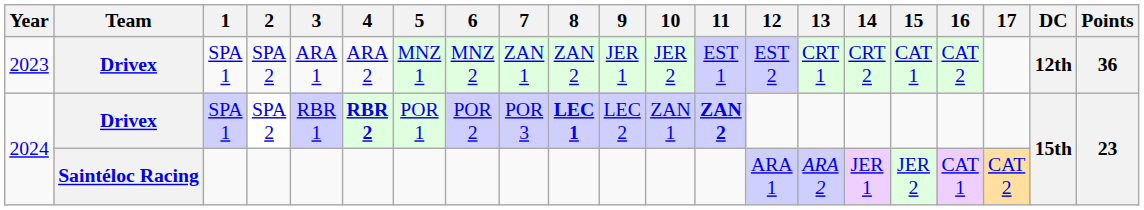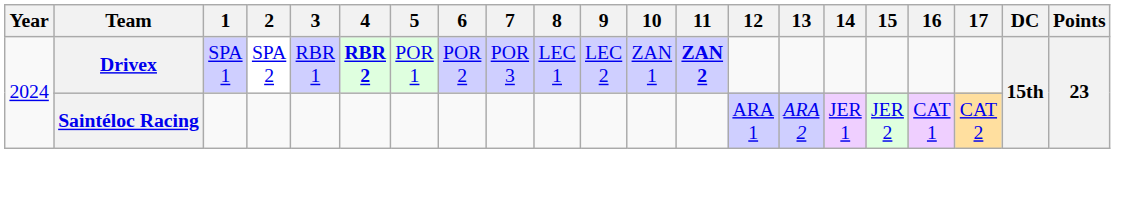- row: (29, 64)
(574, 120) bold -> (557, 64) normal
